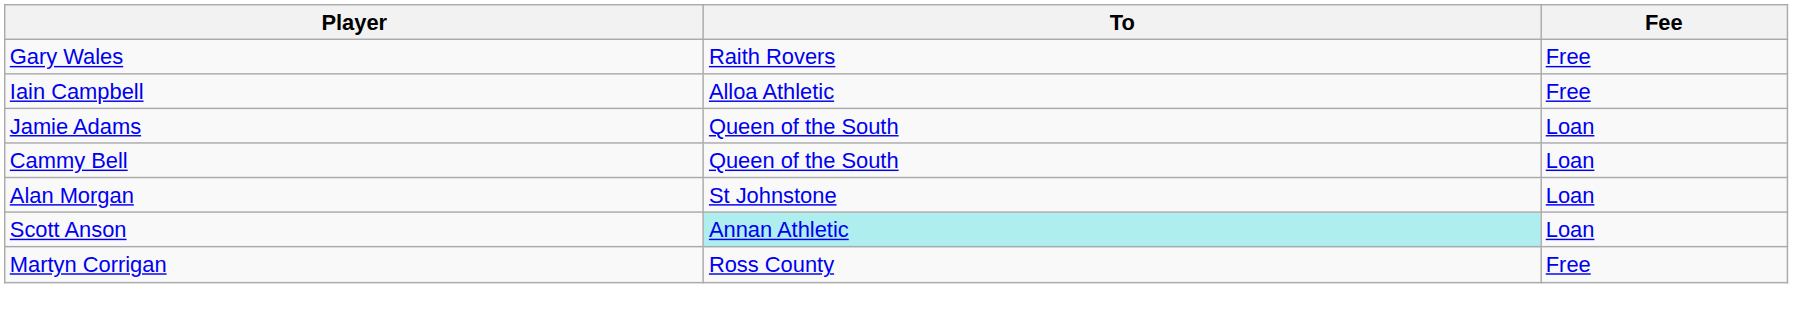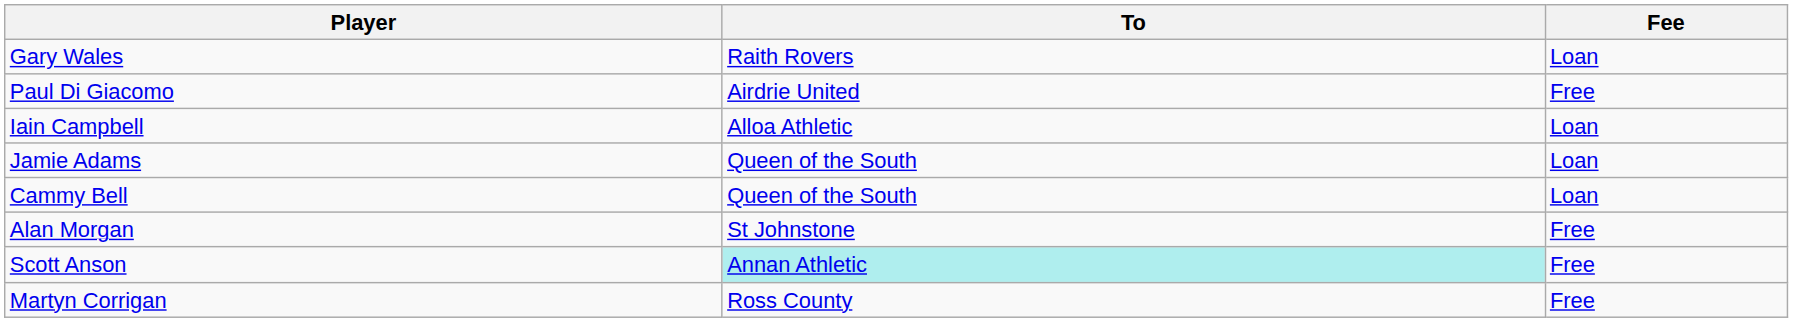(1568, 57) Free -> (1574, 57) Loan
+ row: (92, 92)
(1568, 92) Free -> (1574, 126) Loan
(1570, 195) Loan -> (1572, 230) Free
(1570, 230) Loan -> (1572, 265) Free
